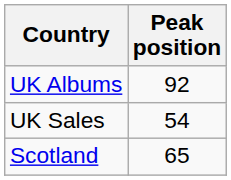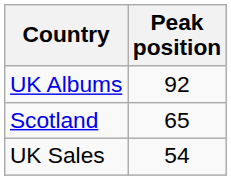rows swapped: (54, 156) <-> (57, 120)
